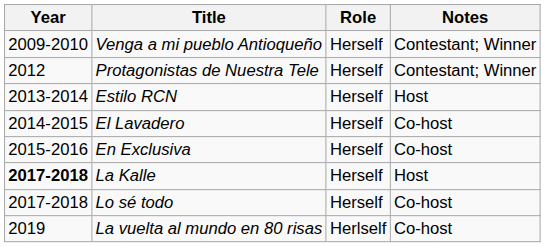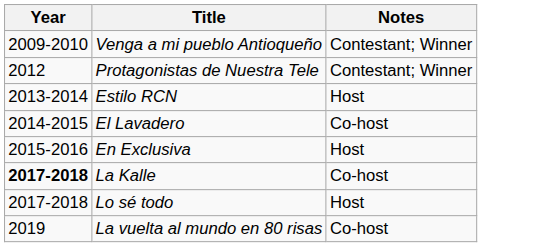- column: (358, 17)
(423, 149) Co-host -> (347, 149) Host
(411, 176) Host -> (359, 176) Co-host
(423, 202) Co-host -> (347, 202) Host
